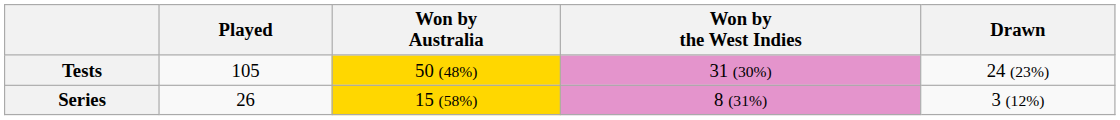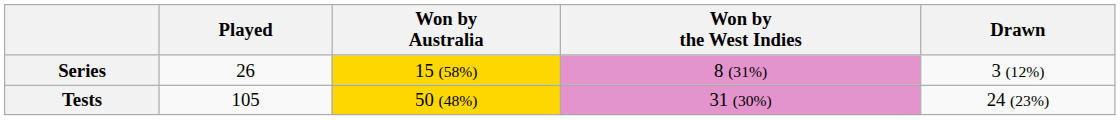rows swapped: (82, 70) <-> (82, 99)
